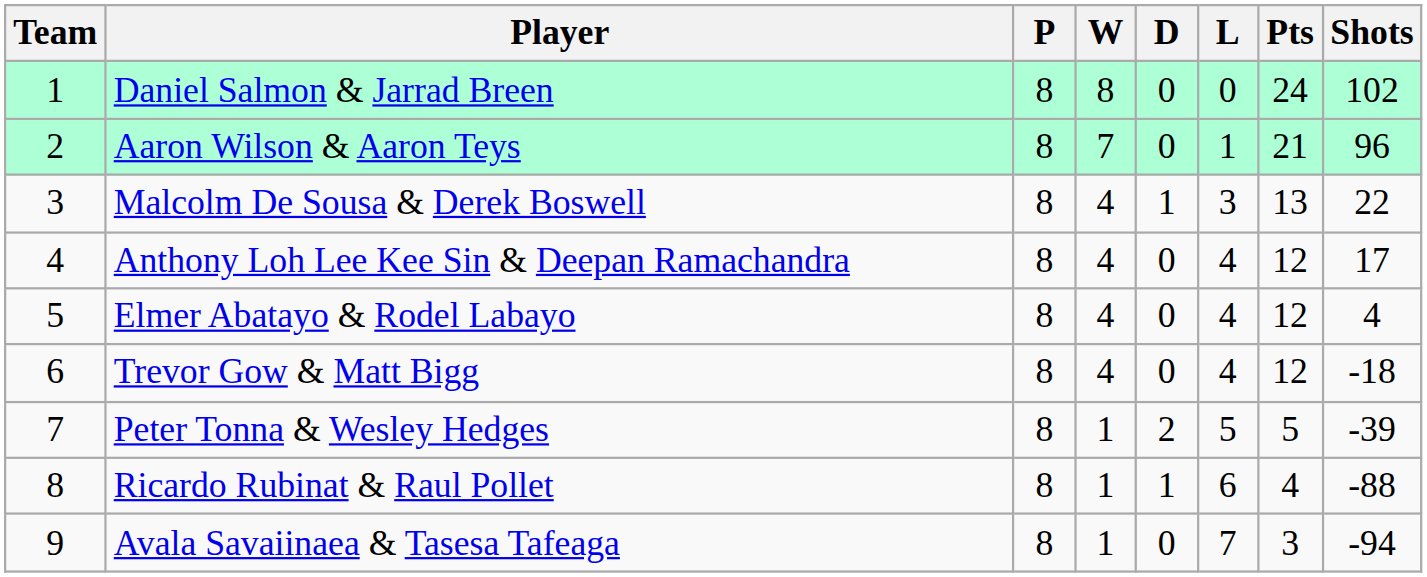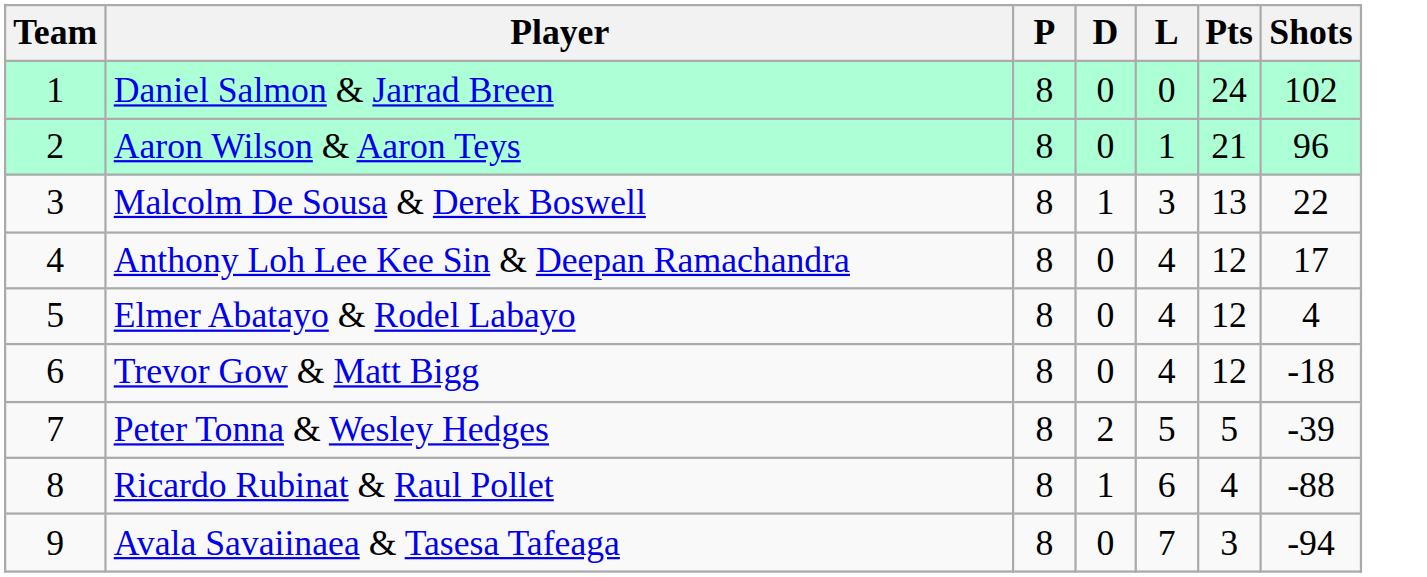- column: (1106, 32)
